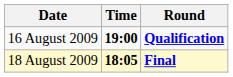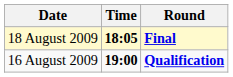rows swapped: (53, 38) <-> (53, 60)
